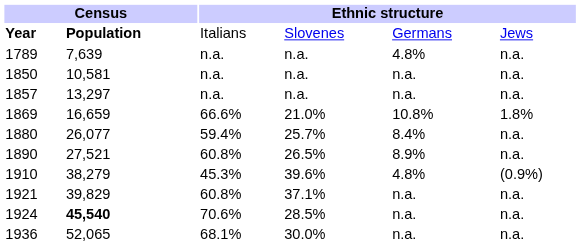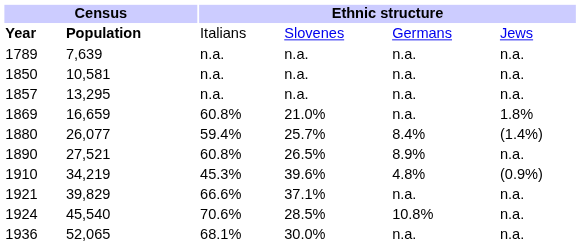(409, 54) 4.8% -> (404, 54) n.a.
(88, 94) 13,297 -> (88, 94) 13,295
(221, 114) 66.6% -> (221, 114) 60.8%
(413, 114) 10.8% -> (404, 114) n.a.
(512, 134) n.a. -> (521, 134) (1.4%)
(88, 174) 38,279 -> (88, 174) 34,219
(221, 194) 60.8% -> (221, 194) 66.6%
(88, 214) bold -> (88, 214) normal
(404, 214) n.a. -> (413, 214) 10.8%
